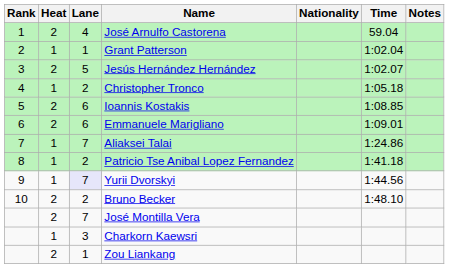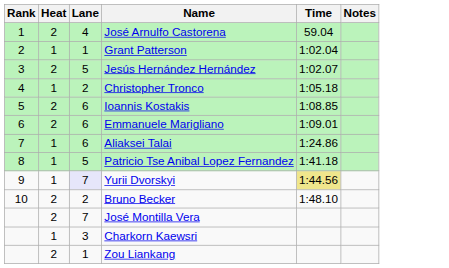- column: (329, 13)
(85, 143) 7 -> (85, 143) 6
(85, 161) 2 -> (85, 161) 5
(384, 180) no background -> (319, 180) khaki background
